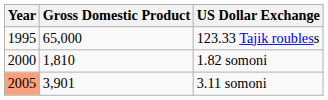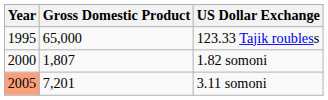(59, 60) 1,810 -> (59, 60) 1,807
(59, 83) 3,901 -> (59, 83) 7,201
